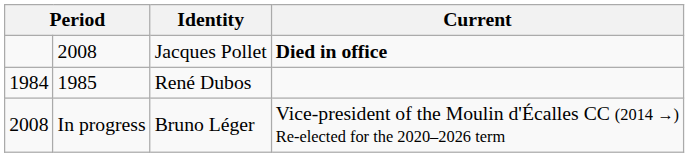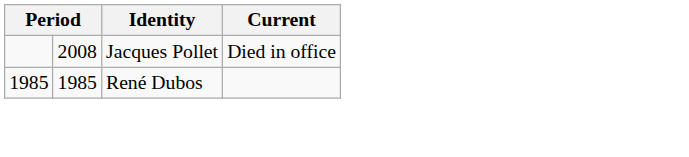(332, 51) bold -> (282, 51) normal
(29, 82) 1984 -> (29, 82) 1985
- row: (205, 124)
